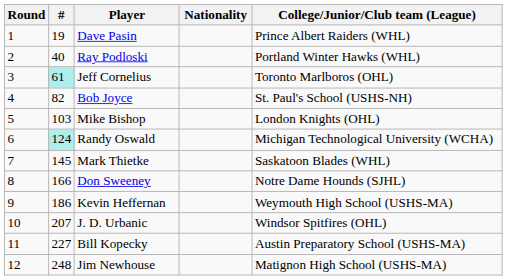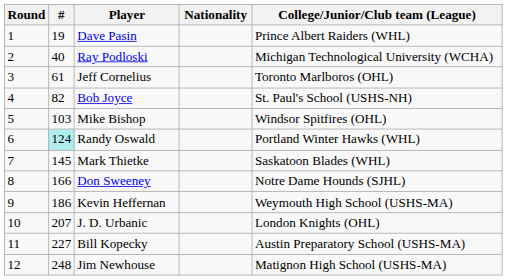(337, 56) Portland Winter Hawks (WHL) -> (374, 56) Michigan Technological University (WCHA)
(58, 77) paleturquoise background -> (58, 77) no background
(317, 118) London Knights (OHL) -> (321, 118) Windsor Spitfires (OHL)
(374, 139) Michigan Technological University (WCHA) -> (337, 139) Portland Winter Hawks (WHL)
(321, 222) Windsor Spitfires (OHL) -> (317, 222) London Knights (OHL)
